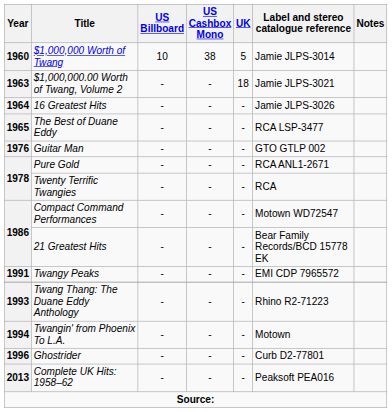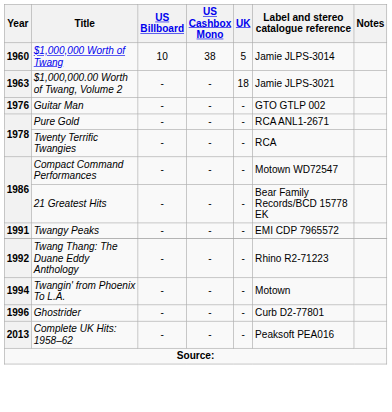- row: (70, 105)
- row: (76, 127)
(18, 301) 1993 -> (18, 258) 1992
